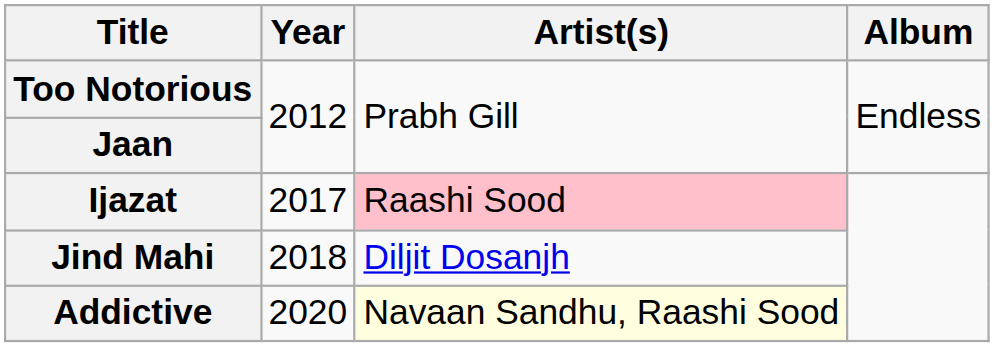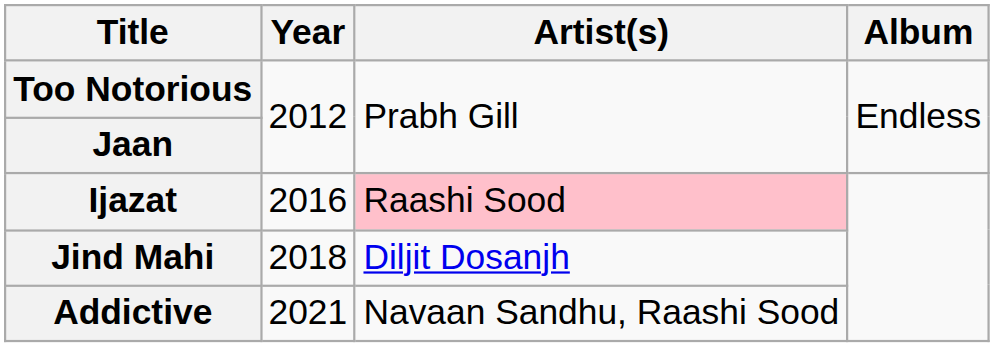(308, 200) 2017 -> (308, 200) 2016
(308, 312) 2020 -> (308, 312) 2021
(601, 312) lightyellow background -> (601, 312) no background
